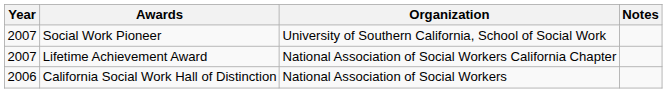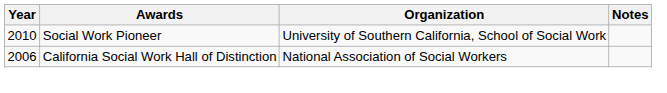(22, 35) 2007 -> (22, 35) 2010
- row: (125, 56)
